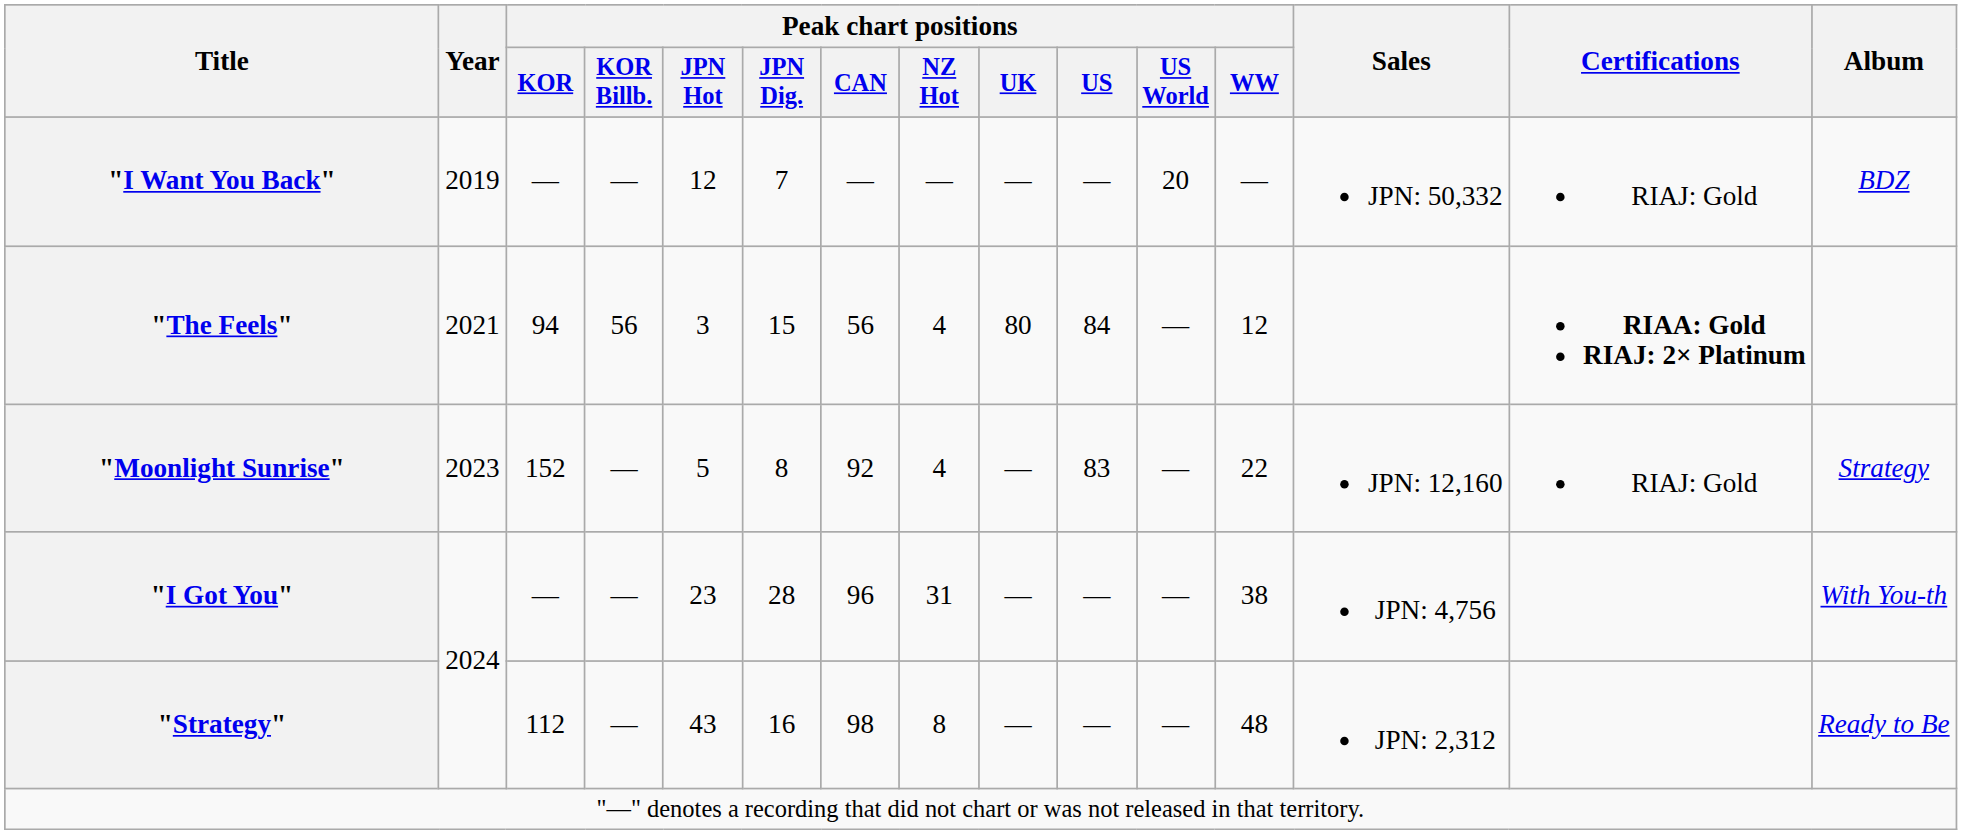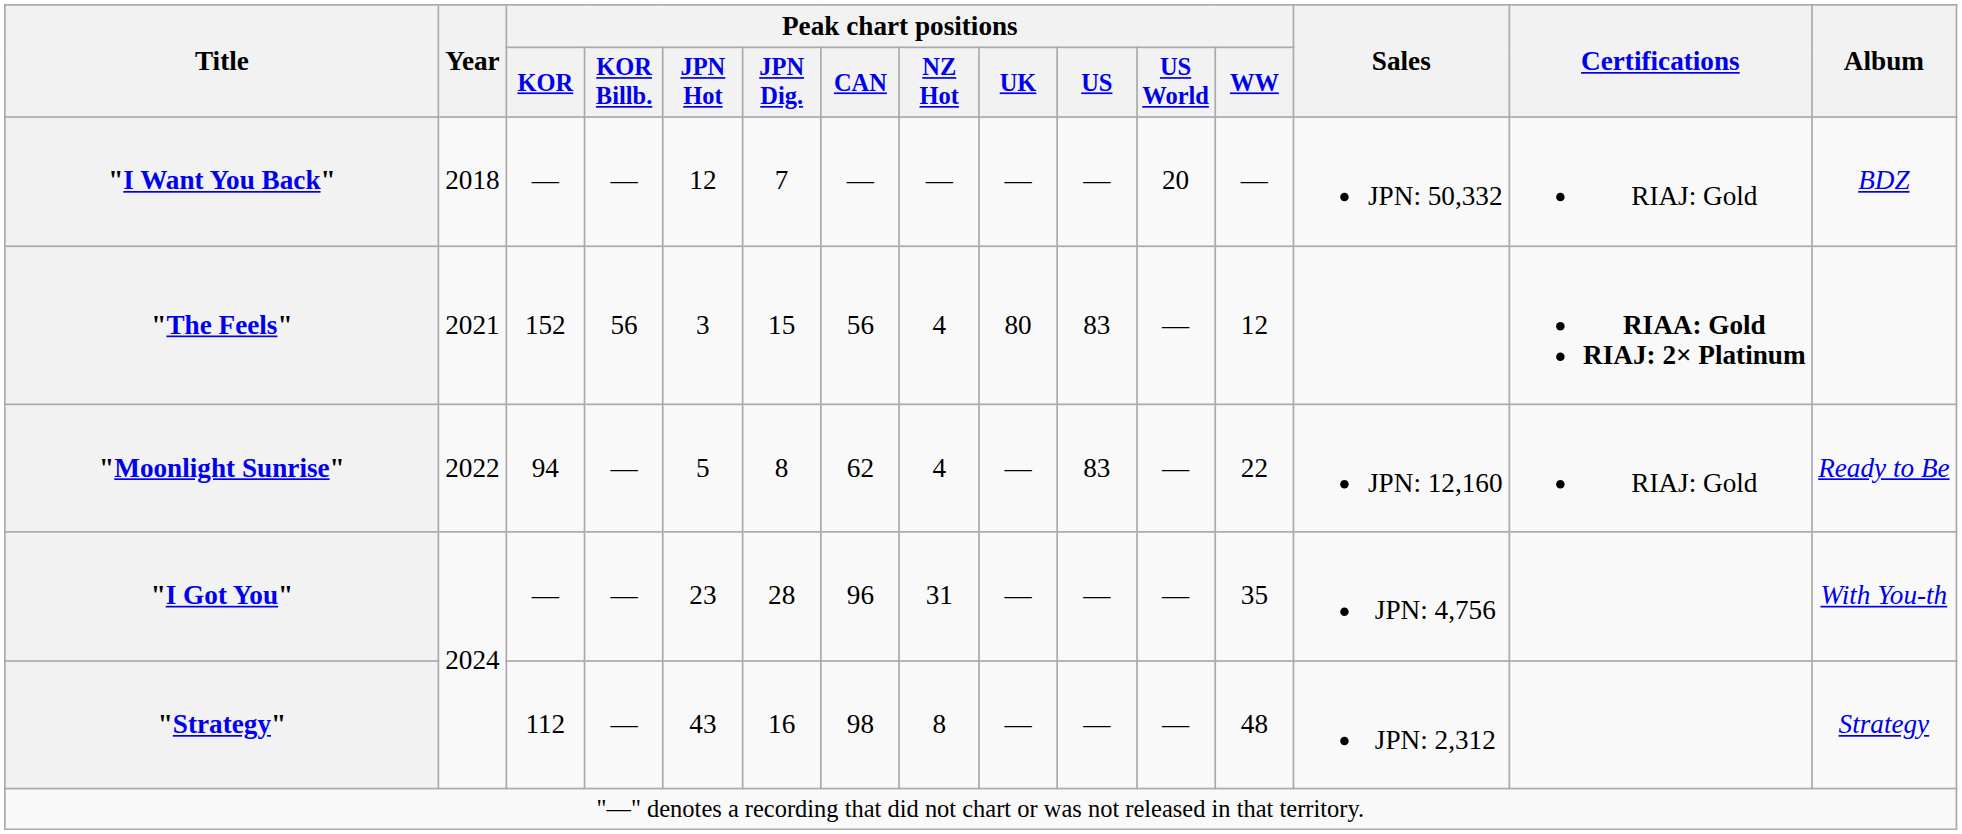(472, 180) 2019 -> (472, 180) 2018
(545, 324) 94 -> (545, 324) 152
(1097, 324) 84 -> (1097, 324) 83
(472, 467) 2023 -> (472, 467) 2022
(545, 467) 152 -> (545, 467) 94
(860, 467) 92 -> (860, 467) 62
(1884, 467) Strategy -> (1884, 467) Ready to Be
(1254, 595) 38 -> (1254, 595) 35
(1884, 724) Ready to Be -> (1884, 724) Strategy
